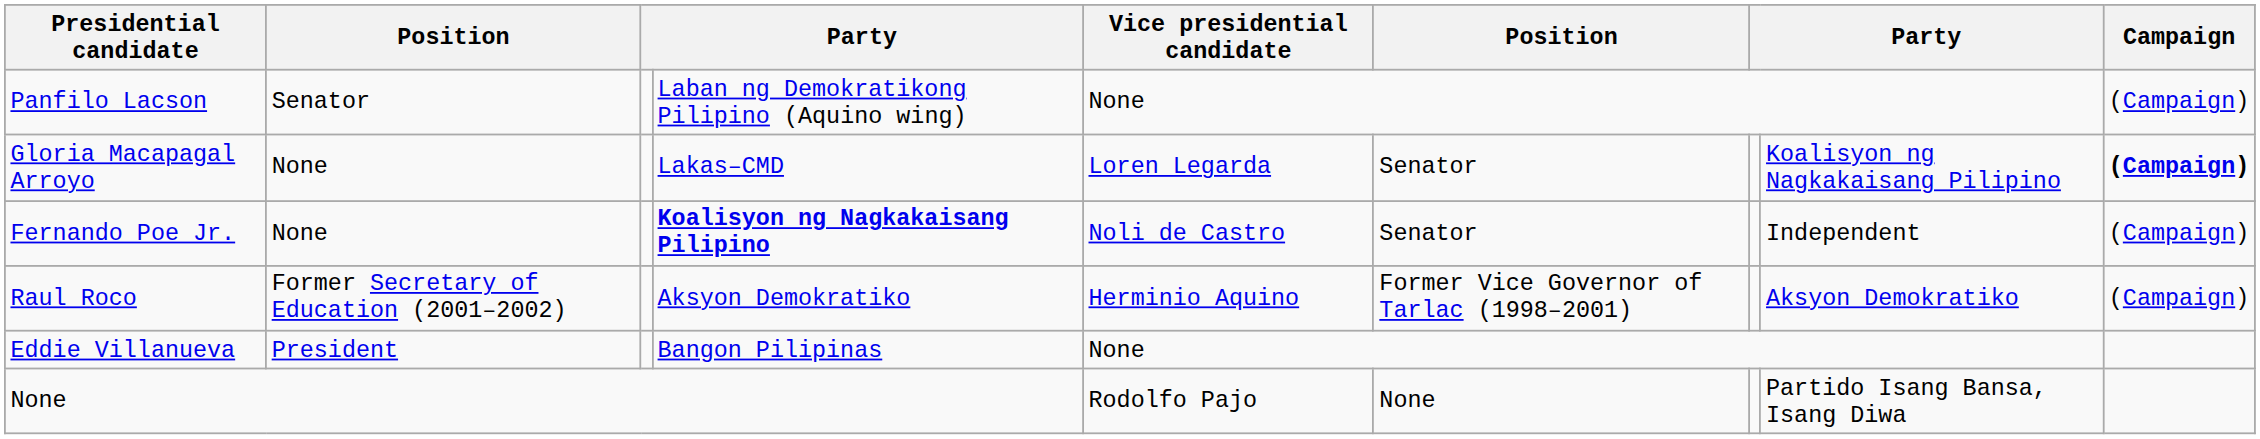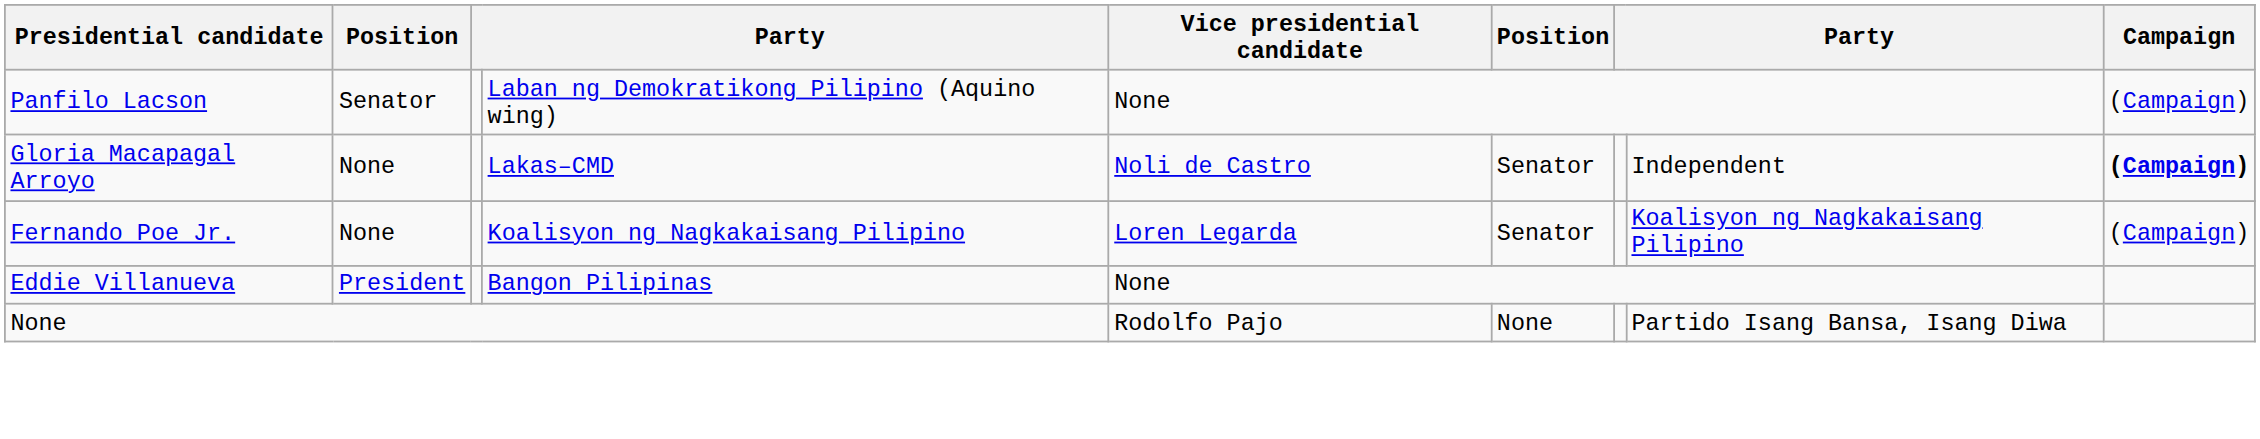(1180, 168) Loren Legarda -> (1213, 168) Noli de Castro
(1913, 168) Koalisyon ng Nagkakaisang Pilipino -> (1709, 168) Independent
(833, 233) bold -> (726, 233) normal
(1187, 233) Noli de Castro -> (1206, 233) Loren Legarda
(1843, 233) Independent -> (1807, 233) Koalisyon ng Nagkakaisang Pilipino
- row: (74, 298)
